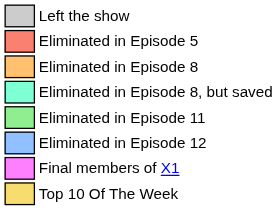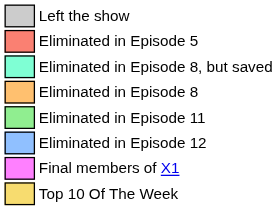rows swapped: (118, 67) <-> (156, 92)
